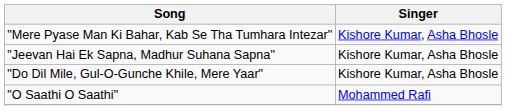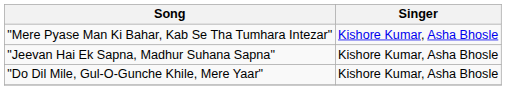- row: (63, 94)
